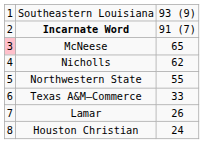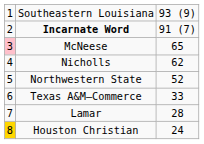(177, 80) 55 -> (177, 80) 52
(177, 113) 26 -> (177, 113) 28
(10, 130) no background -> (10, 130) gold background
